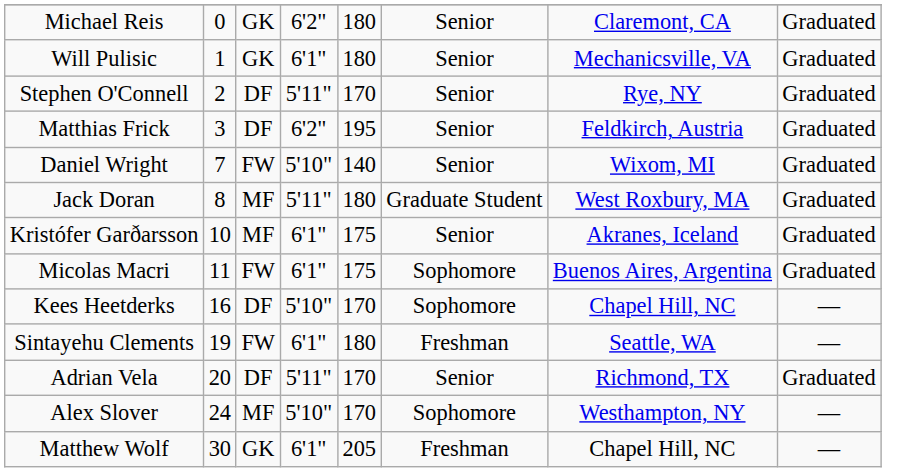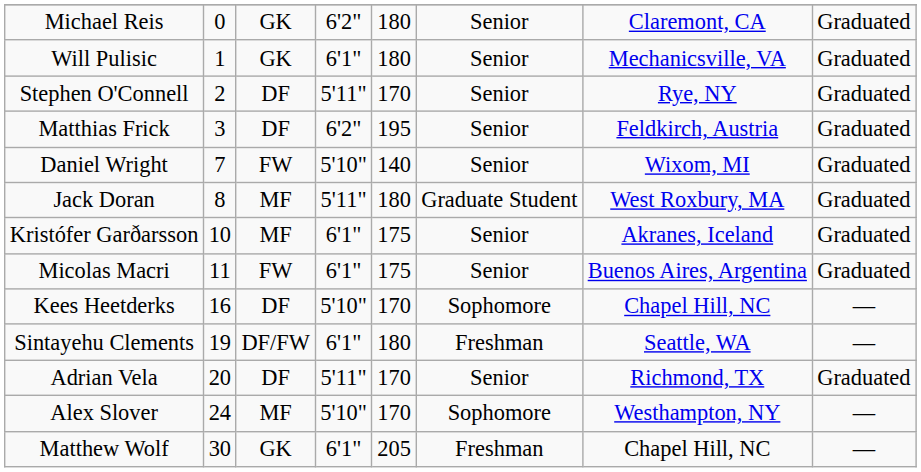(464, 270) Sophomore -> (499, 270) Senior
(258, 341) FW -> (276, 341) DF/FW
